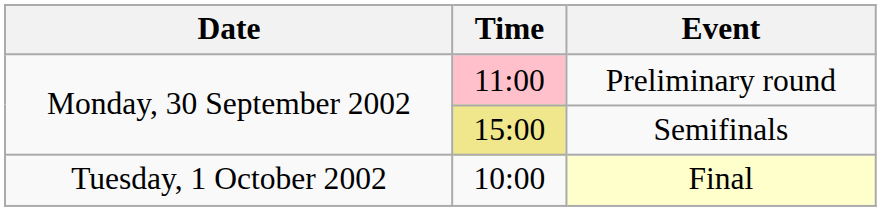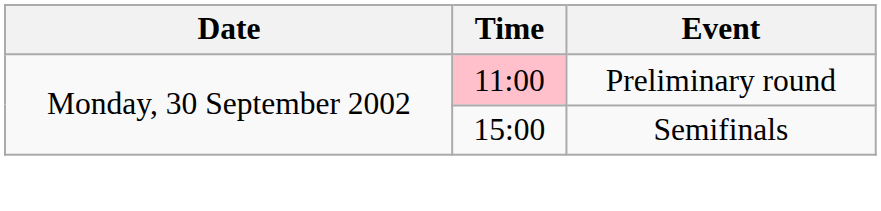(509, 129) khaki background -> (509, 129) no background
- row: (721, 179)
